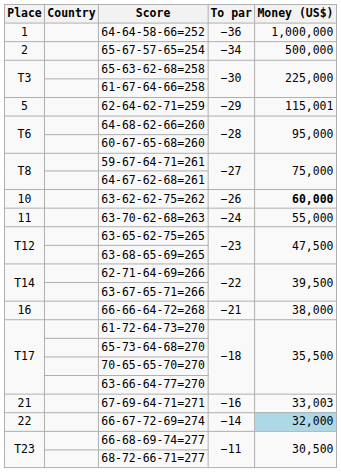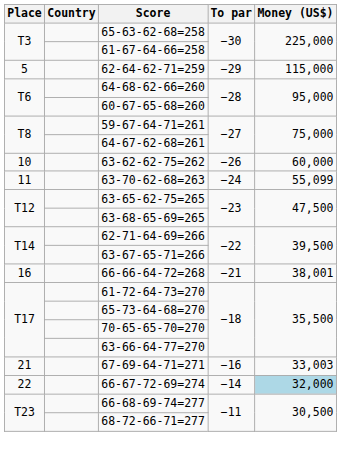- row: (153, 33)
- row: (153, 51)
(309, 107) 115,001 -> (309, 70) 115,000
(313, 199) bold -> (313, 162) normal
(313, 218) 55,000 -> (313, 181) 55,099
(313, 311) 38,000 -> (313, 274) 38,001
